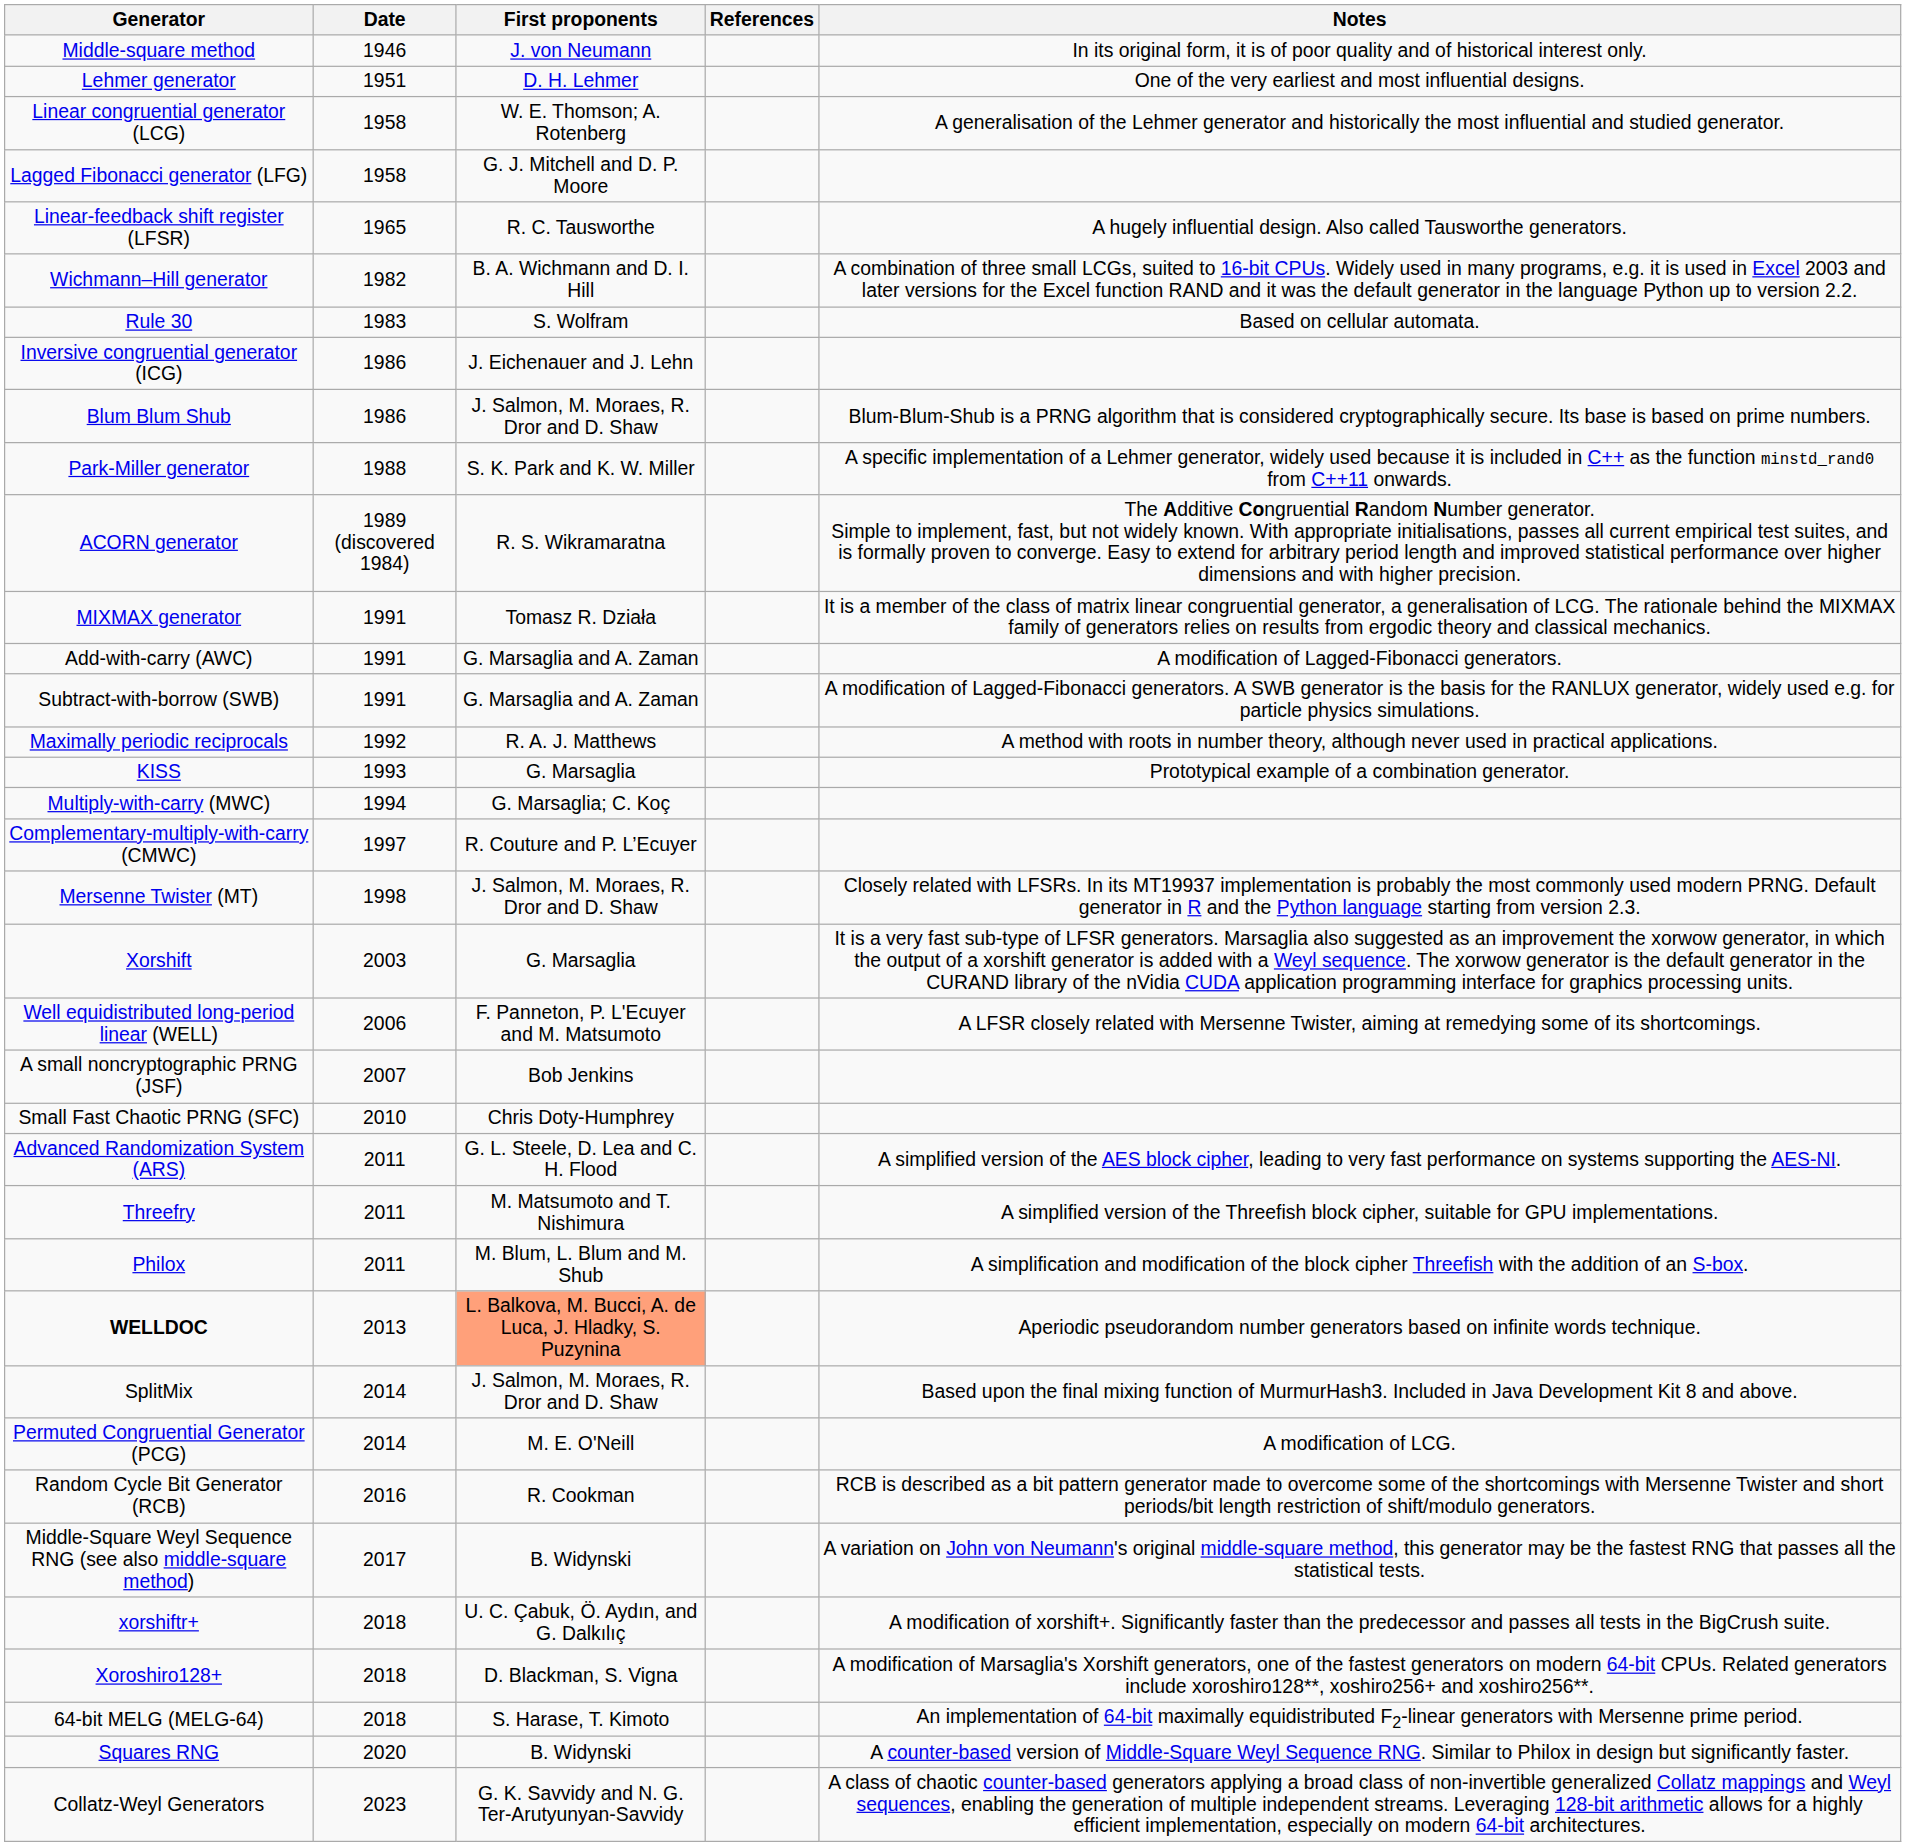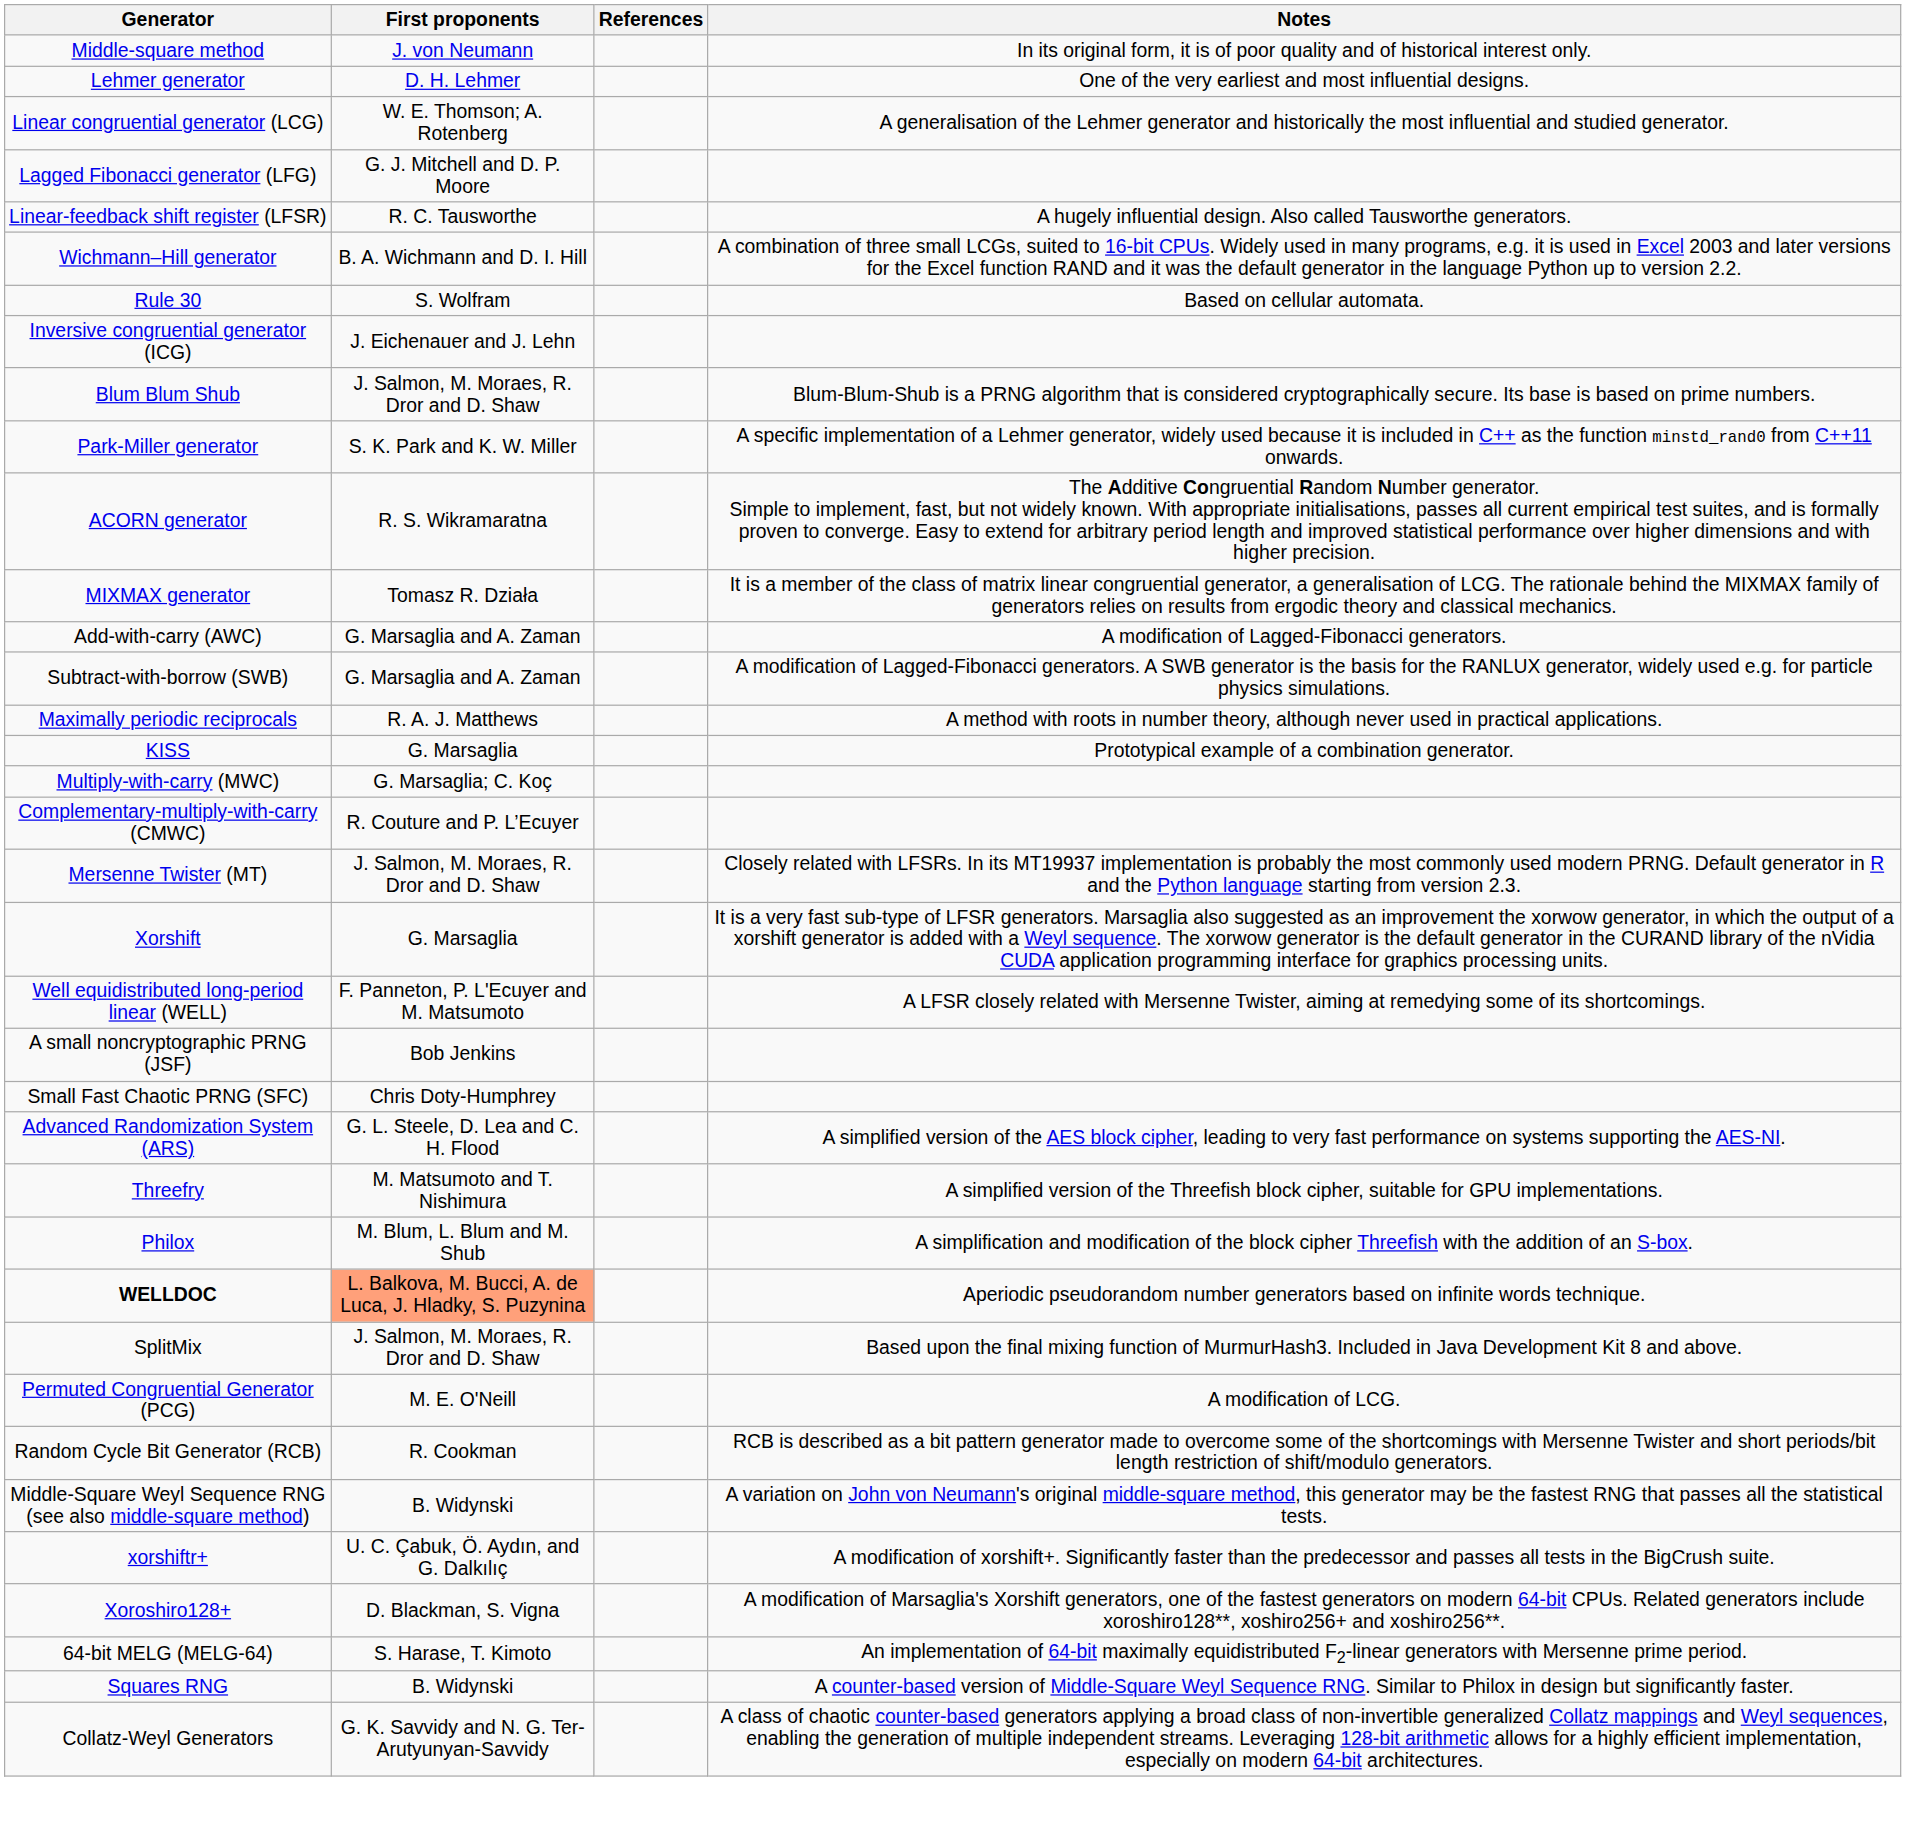- column: (385, 19)
